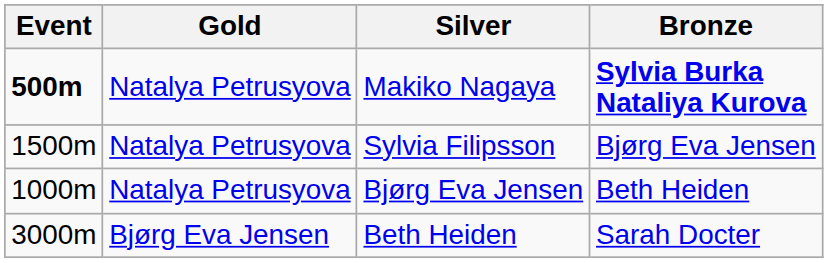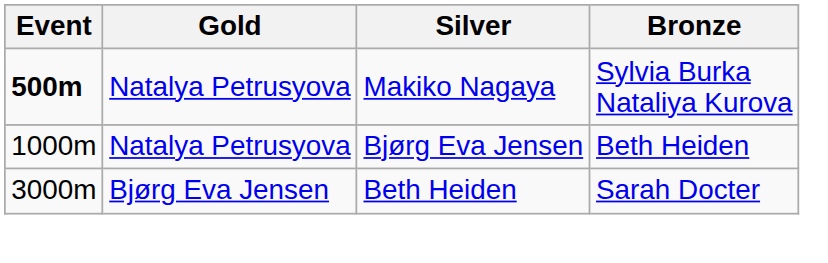(701, 86) bold -> (694, 86) normal
- row: (459, 146)
